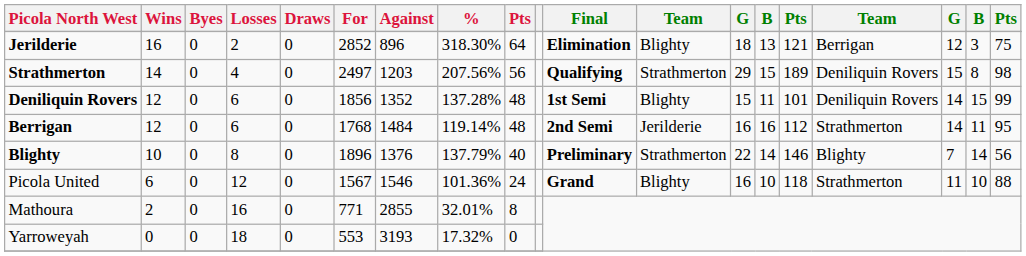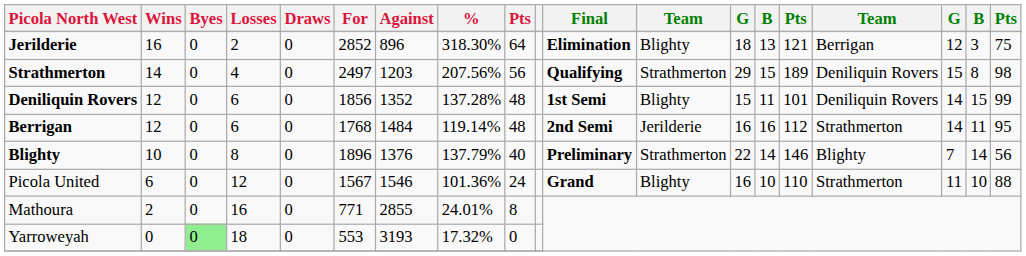(795, 182) 118 -> (795, 182) 110
(467, 209) 32.01% -> (467, 209) 24.01%
(194, 236) no background -> (194, 236) lightgreen background
